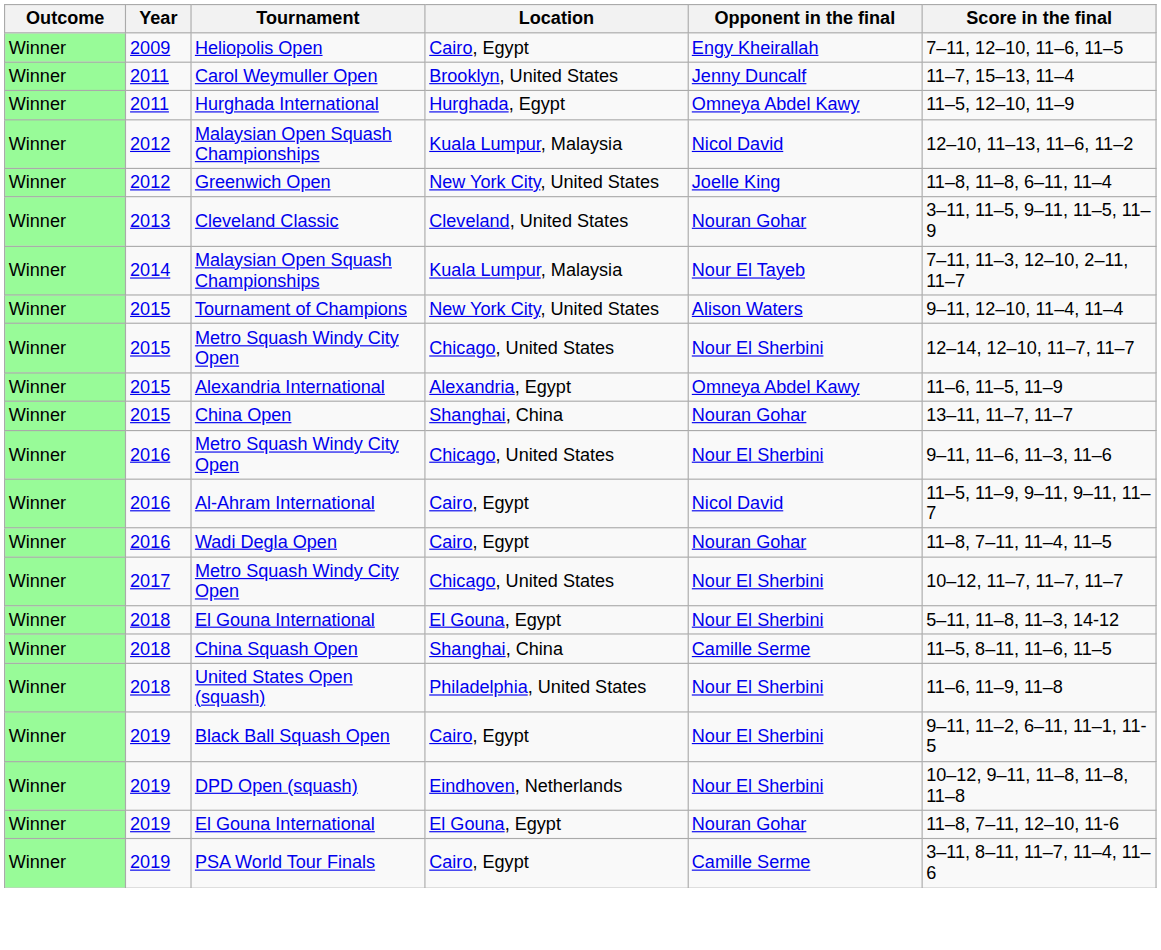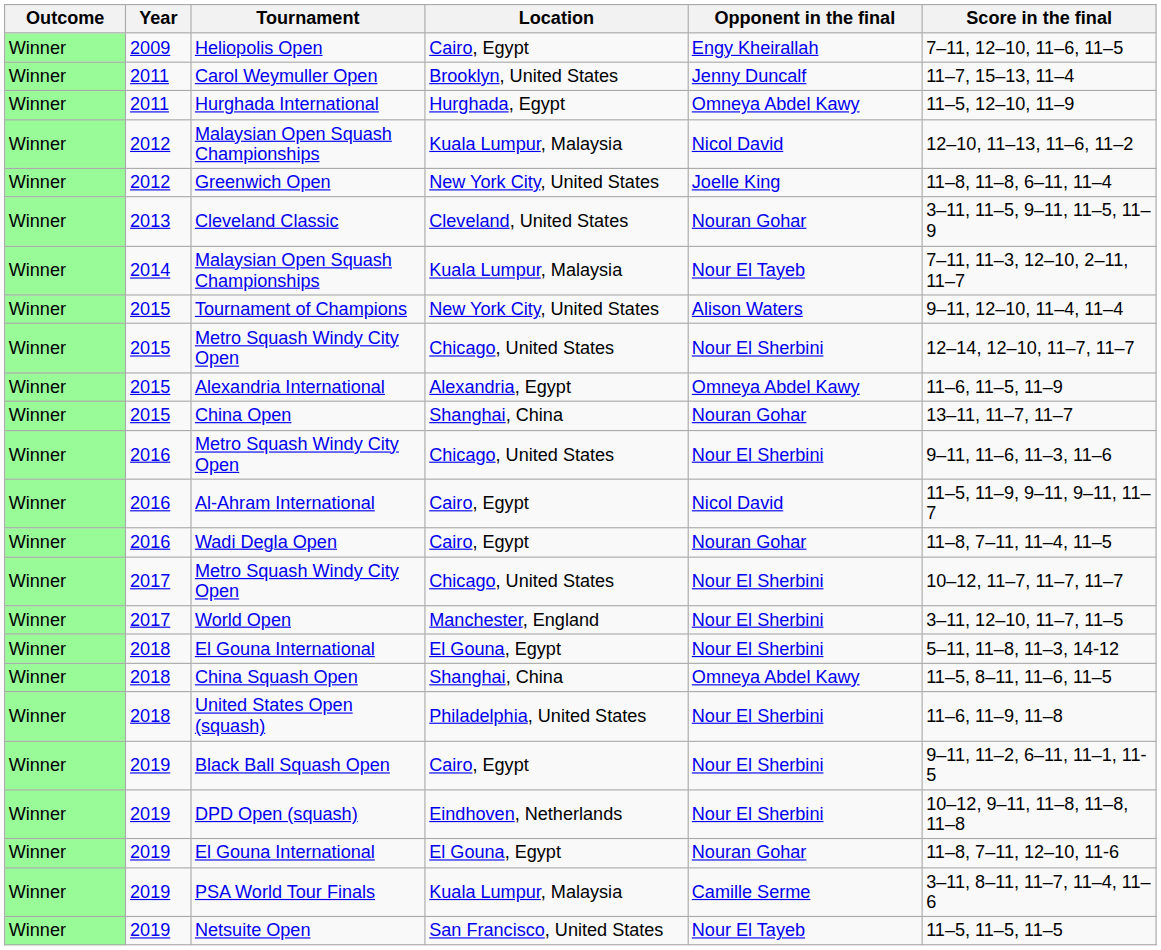+ row: (150, 619)
(751, 648) Camille Serme -> (776, 677) Omneya Abdel Kawy
(479, 863) Cairo, Egypt -> (526, 891) Kuala Lumpur, Malaysia
+ row: (150, 930)
